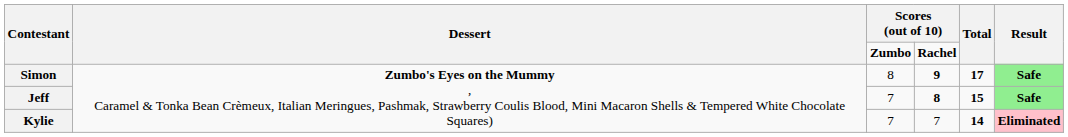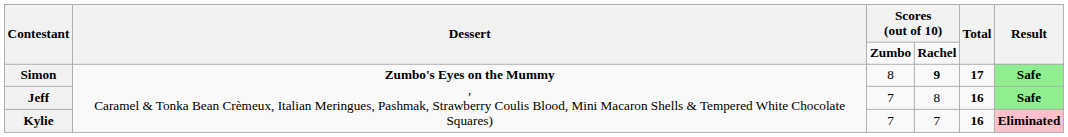(937, 98) bold -> (937, 98) normal
(977, 98) 15 -> (977, 98) 16
(977, 121) 14 -> (977, 121) 16
